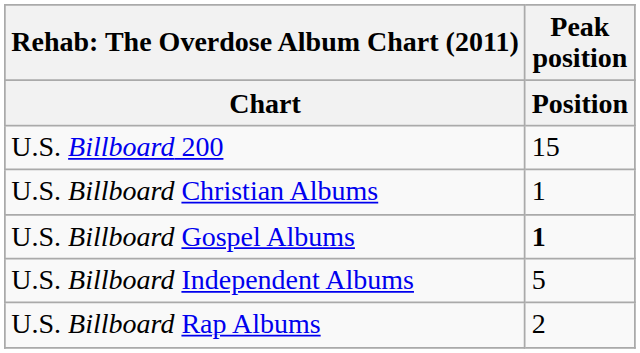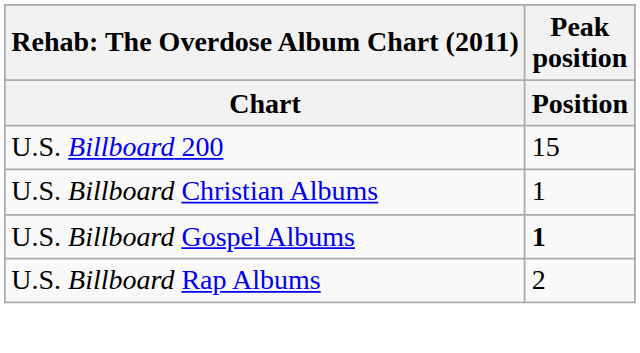- row: (213, 280)
